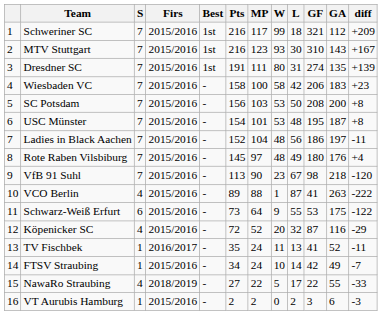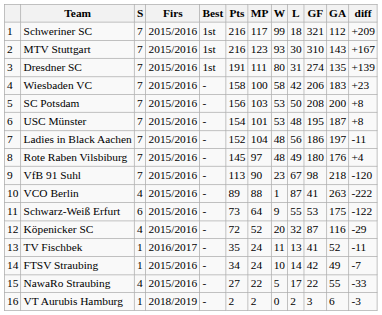(173, 283) 2018/2019 -> (173, 283) 2015/2016
(173, 301) 2015/2016 -> (173, 301) 2018/2019
